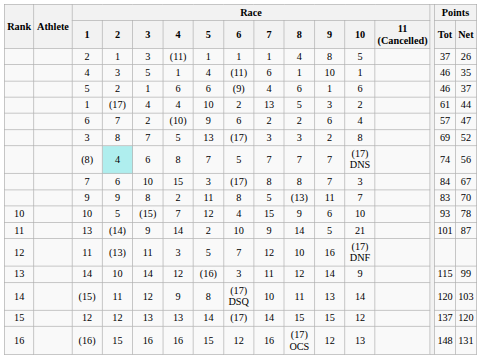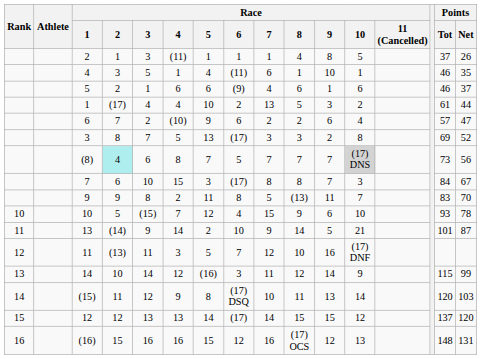(360, 159) no background -> (360, 159) lightgrey background
(445, 159) 74 -> (445, 159) 73
